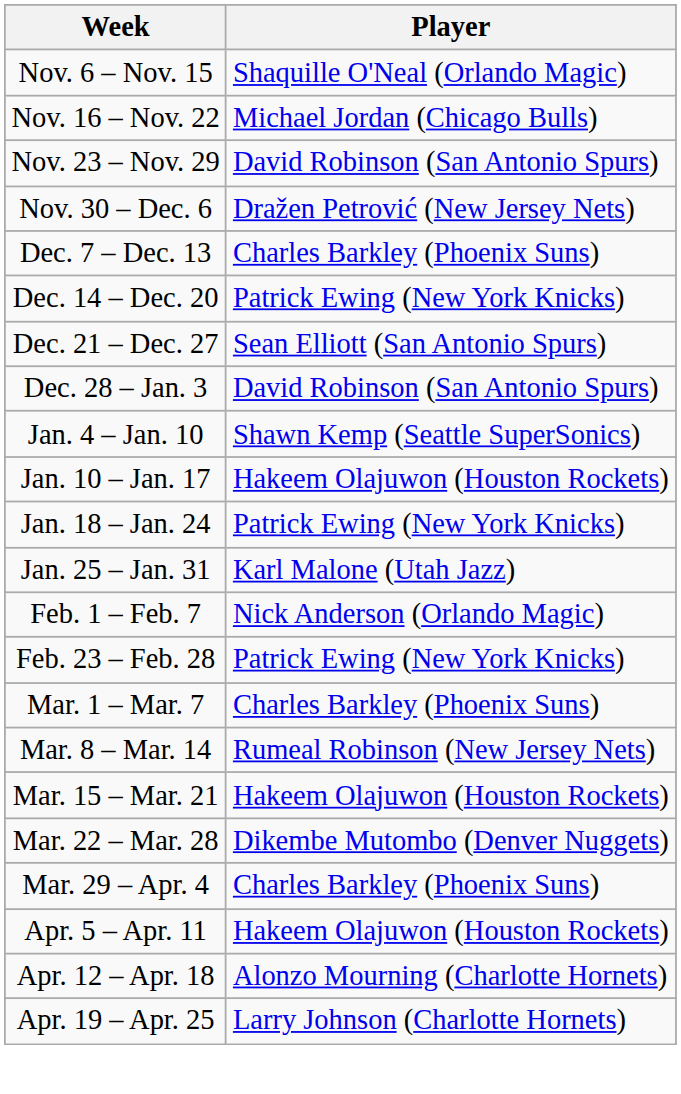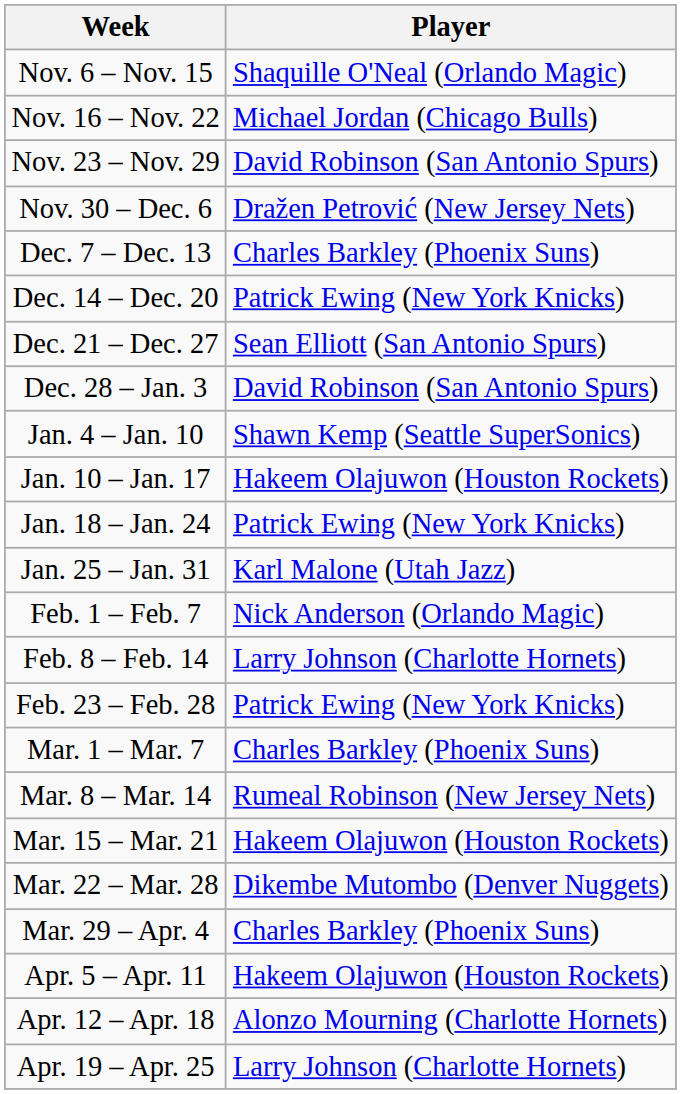+ row: (116, 659)
